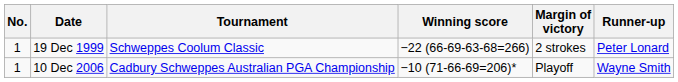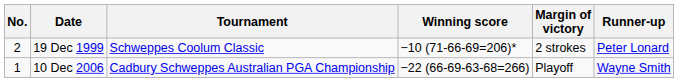(17, 48) 1 -> (17, 48) 2
(465, 48) −22 (66-69-63-68=266) -> (458, 48) −10 (71-66-69=206)*
(458, 68) −10 (71-66-69=206)* -> (465, 68) −22 (66-69-63-68=266)
